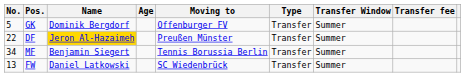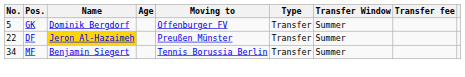- row: (30, 65)
